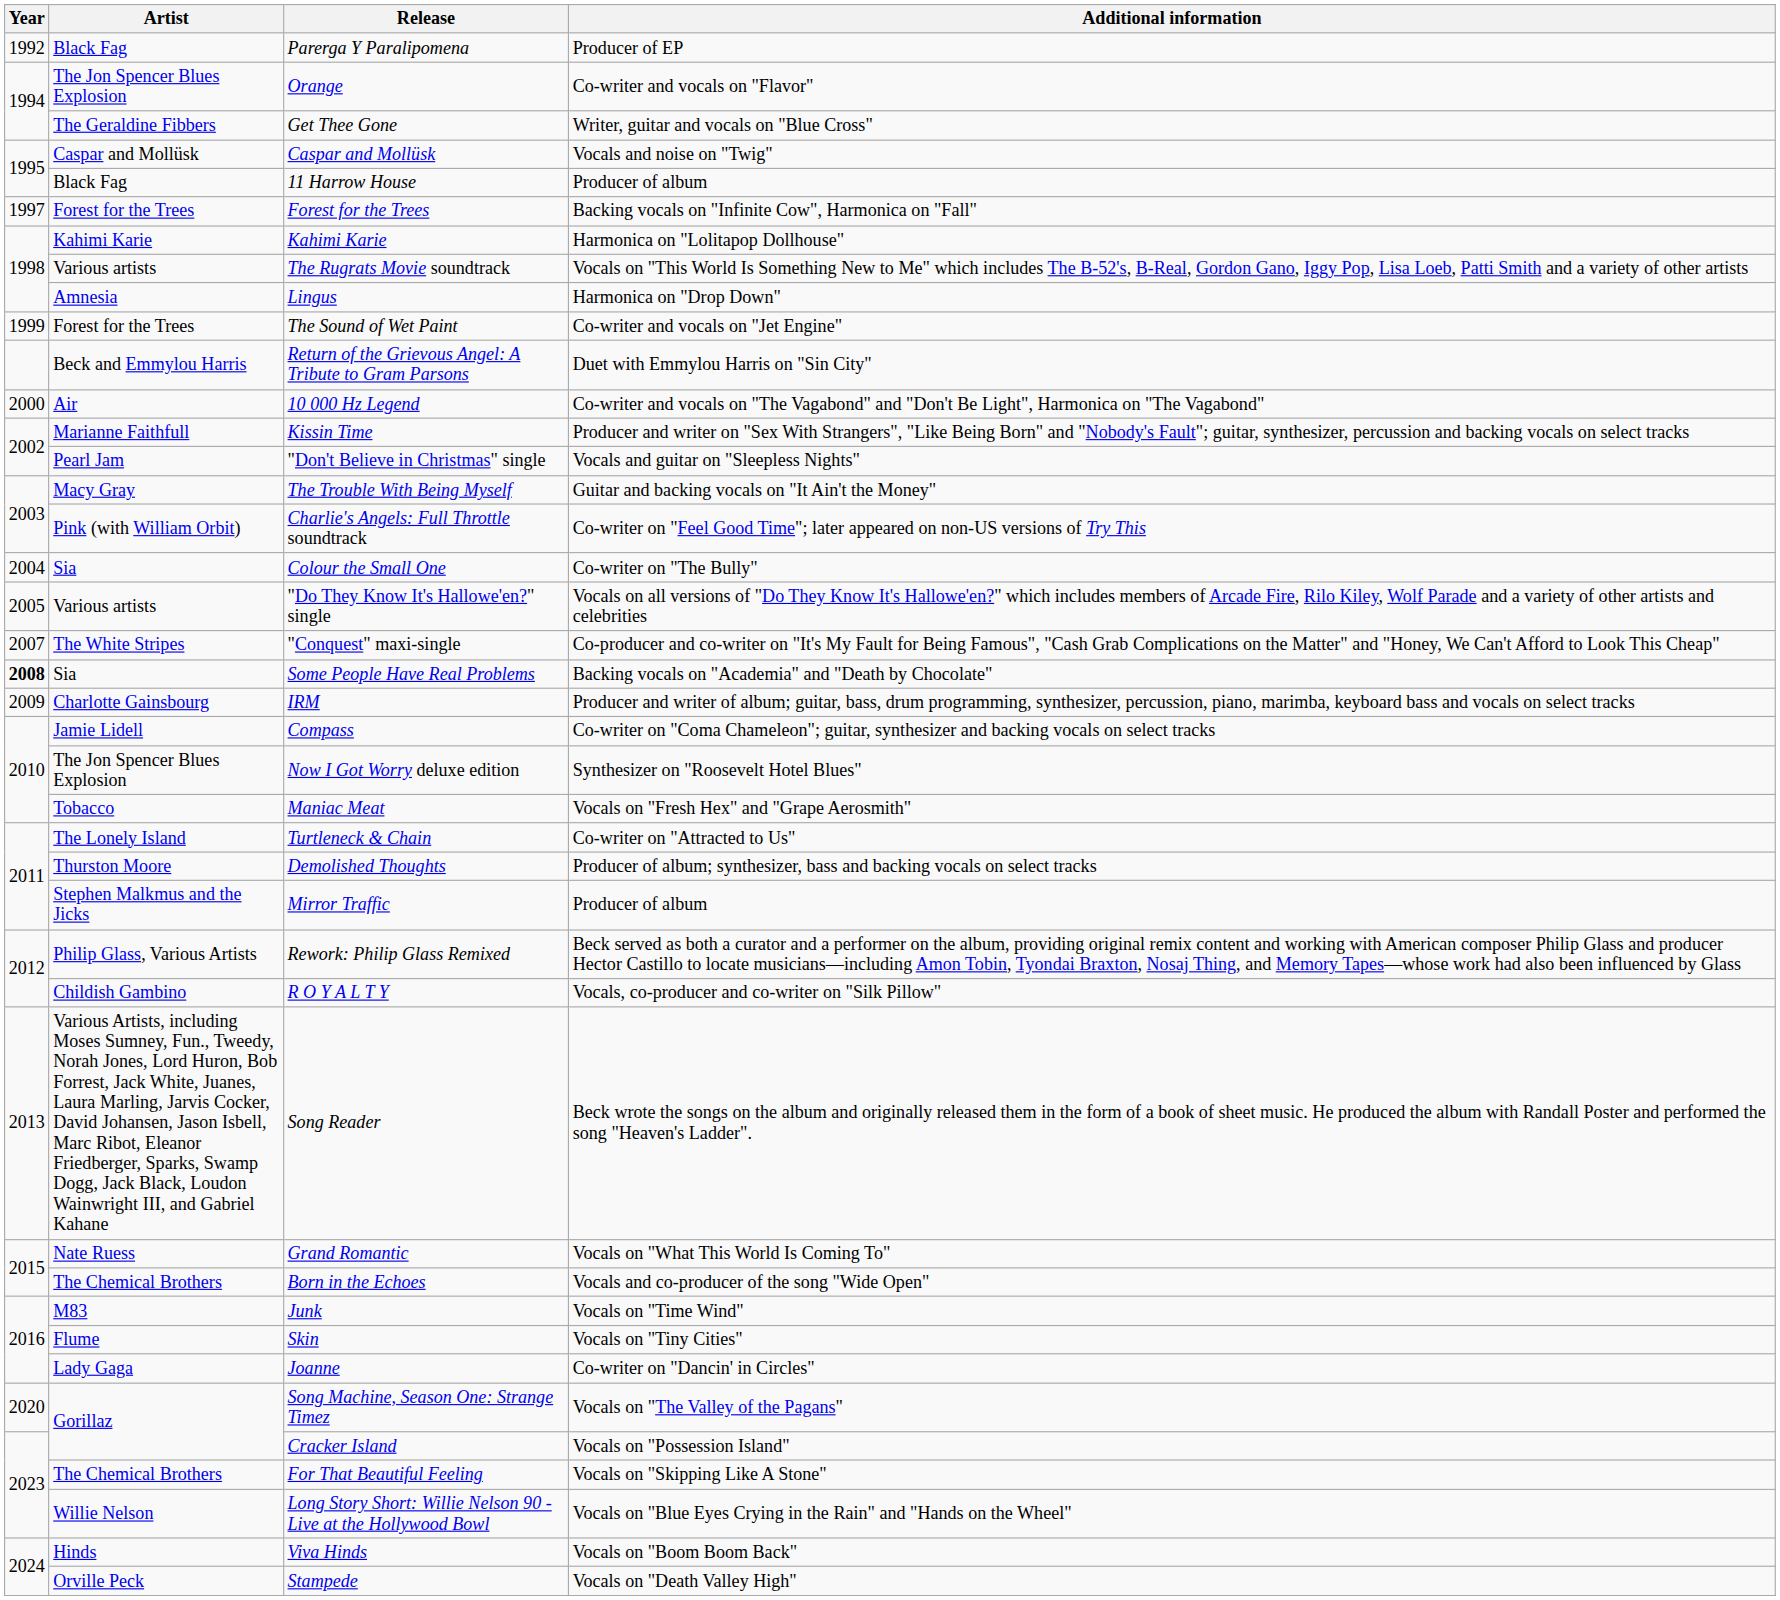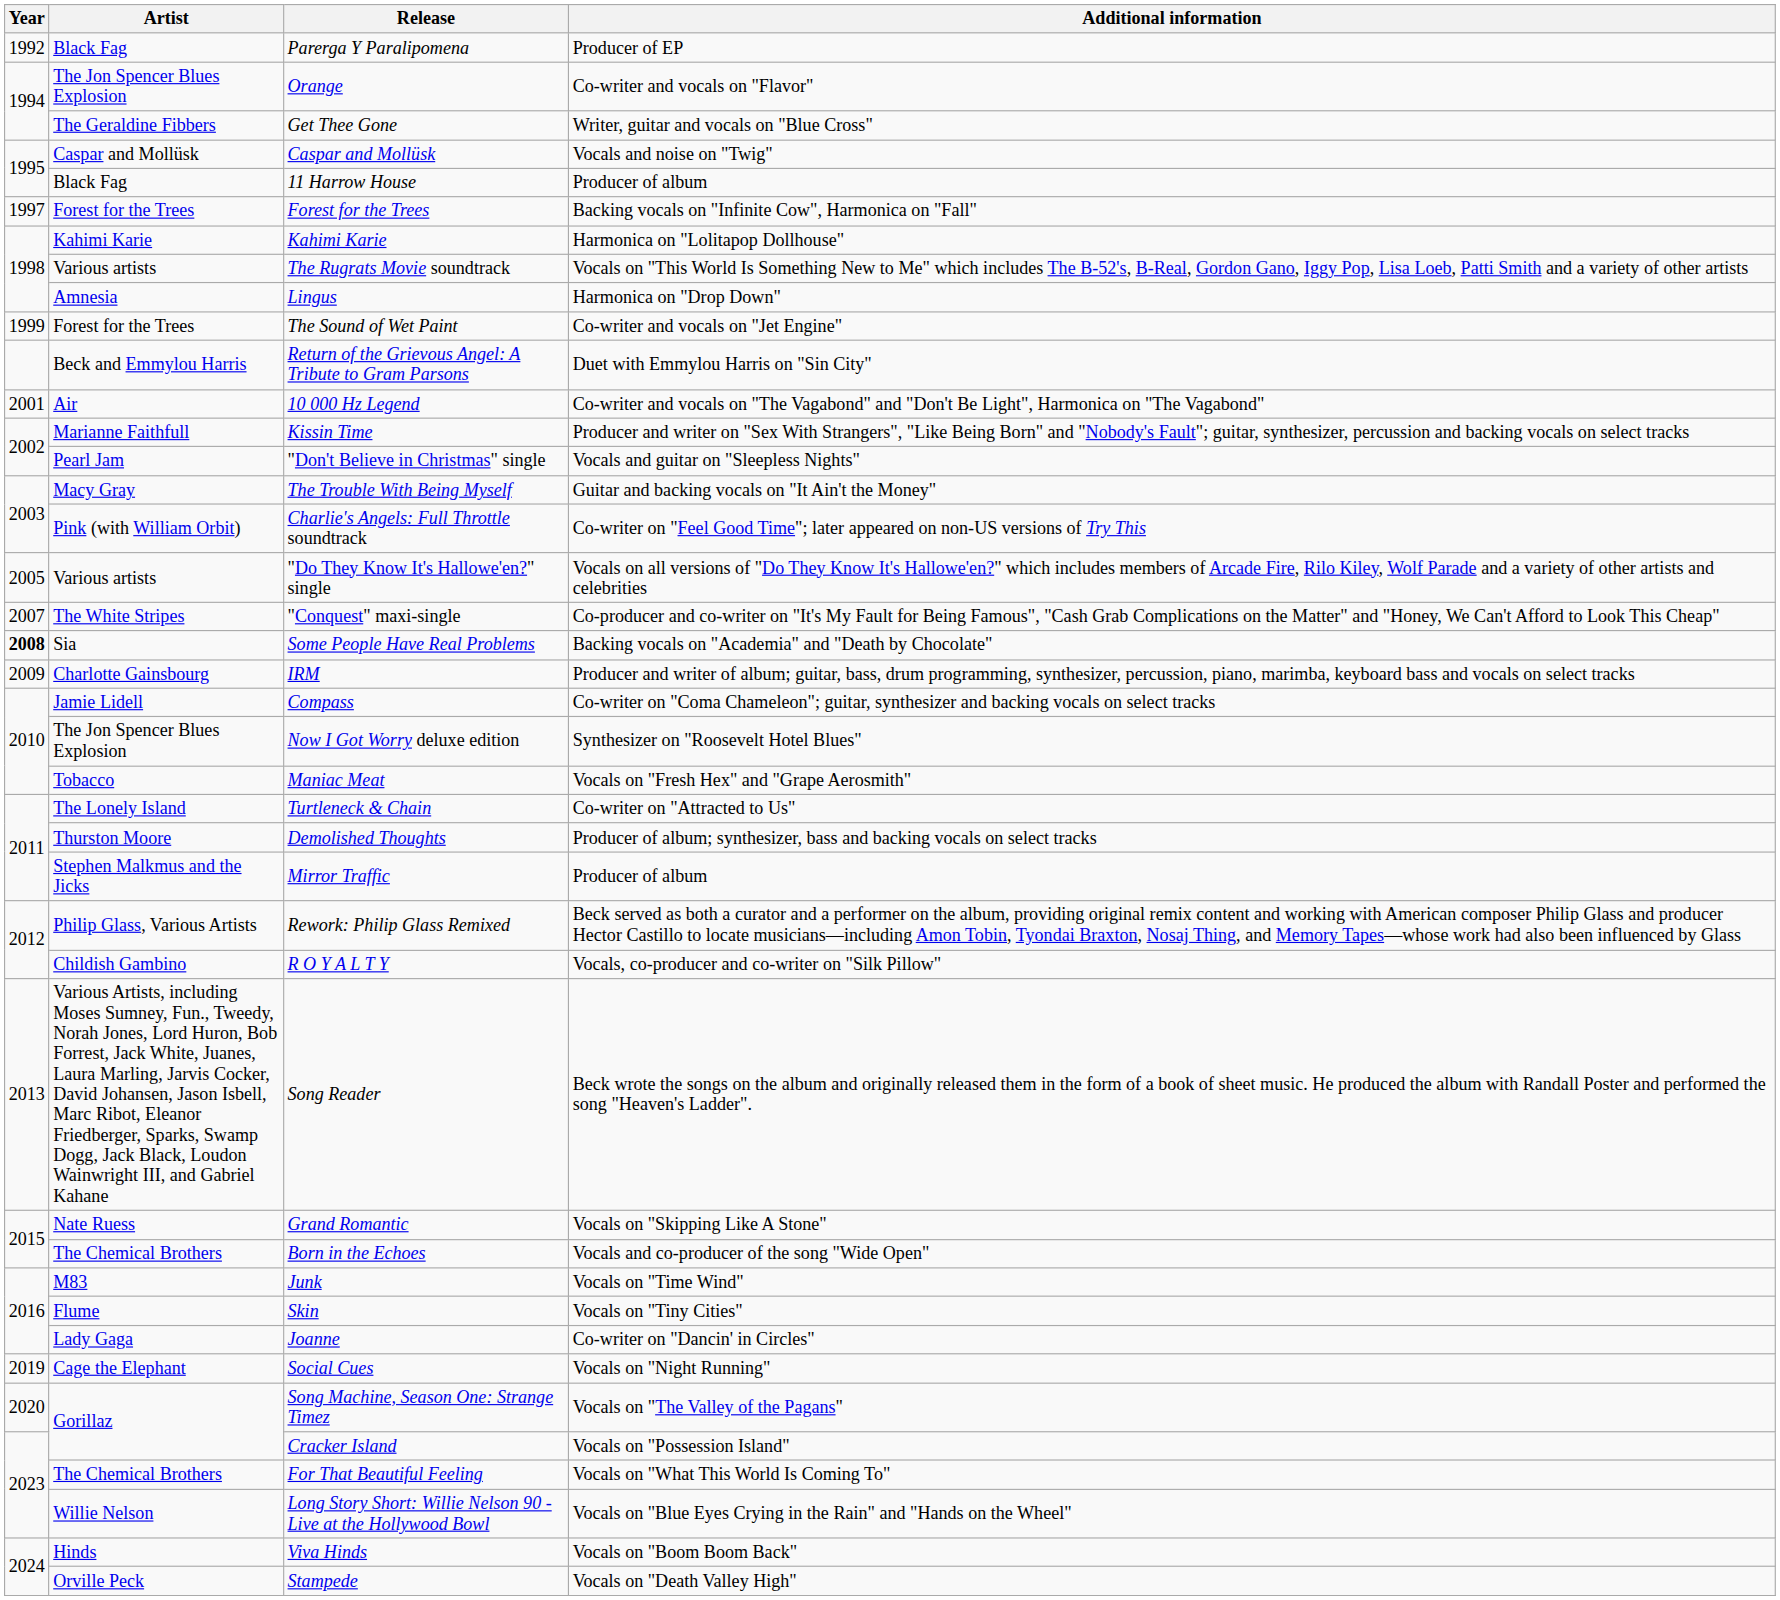(27, 403) 2000 -> (27, 403) 2001
- row: (367, 567)
(732, 1253) Vocals on "What This World Is Coming To" -> (700, 1224) Vocals on "Skipping Like A Stone"
+ row: (330, 1368)
(700, 1474) Vocals on "Skipping Like A Stone" -> (732, 1474) Vocals on "What This World Is Coming To"
